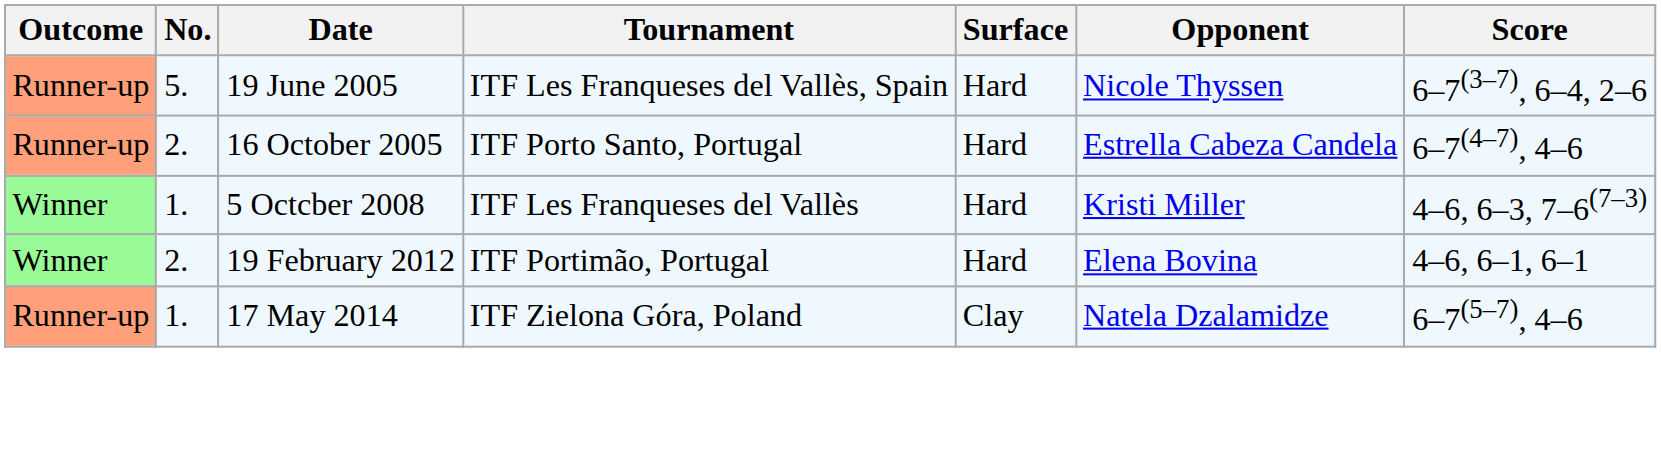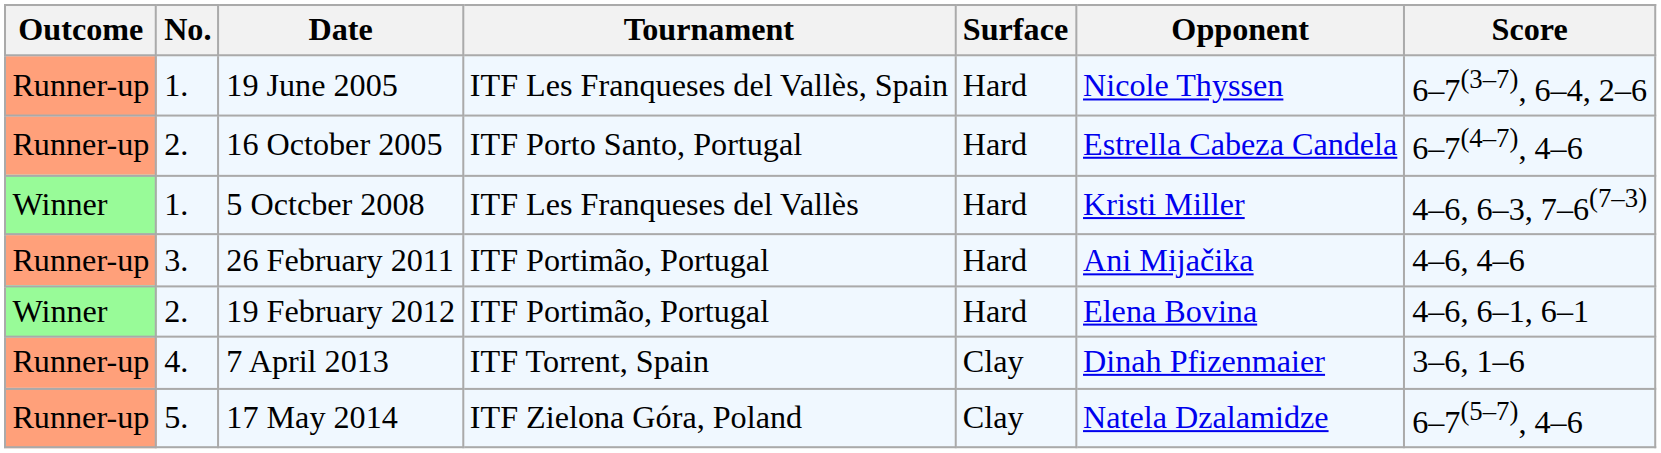(176, 85) 5. -> (176, 85) 1.
+ row: (340, 260)
+ row: (308, 362)
(176, 315) 1. -> (176, 417) 5.
